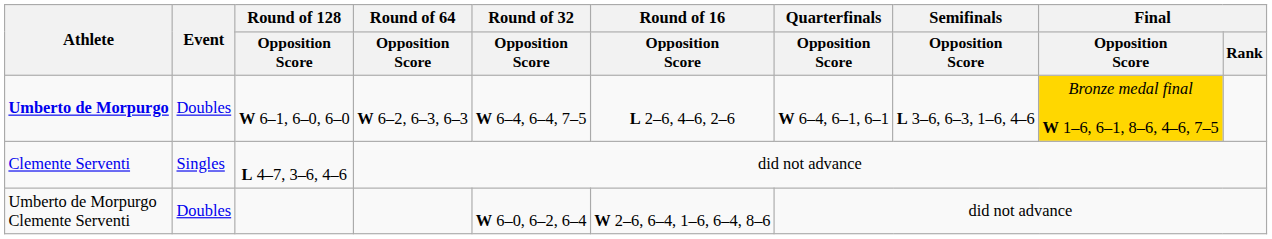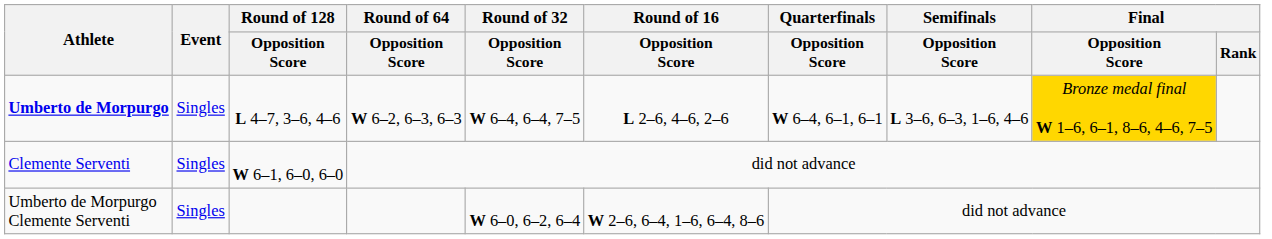(204, 108) Doubles -> (201, 108) Singles
(294, 118) W 6–1, 6–0, 6–0 -> (288, 118) L 4–7, 3–6, 4–6
(294, 174) L 4–7, 3–6, 4–6 -> (288, 174) W 6–1, 6–0, 6–0
(204, 211) Doubles -> (201, 211) Singles
